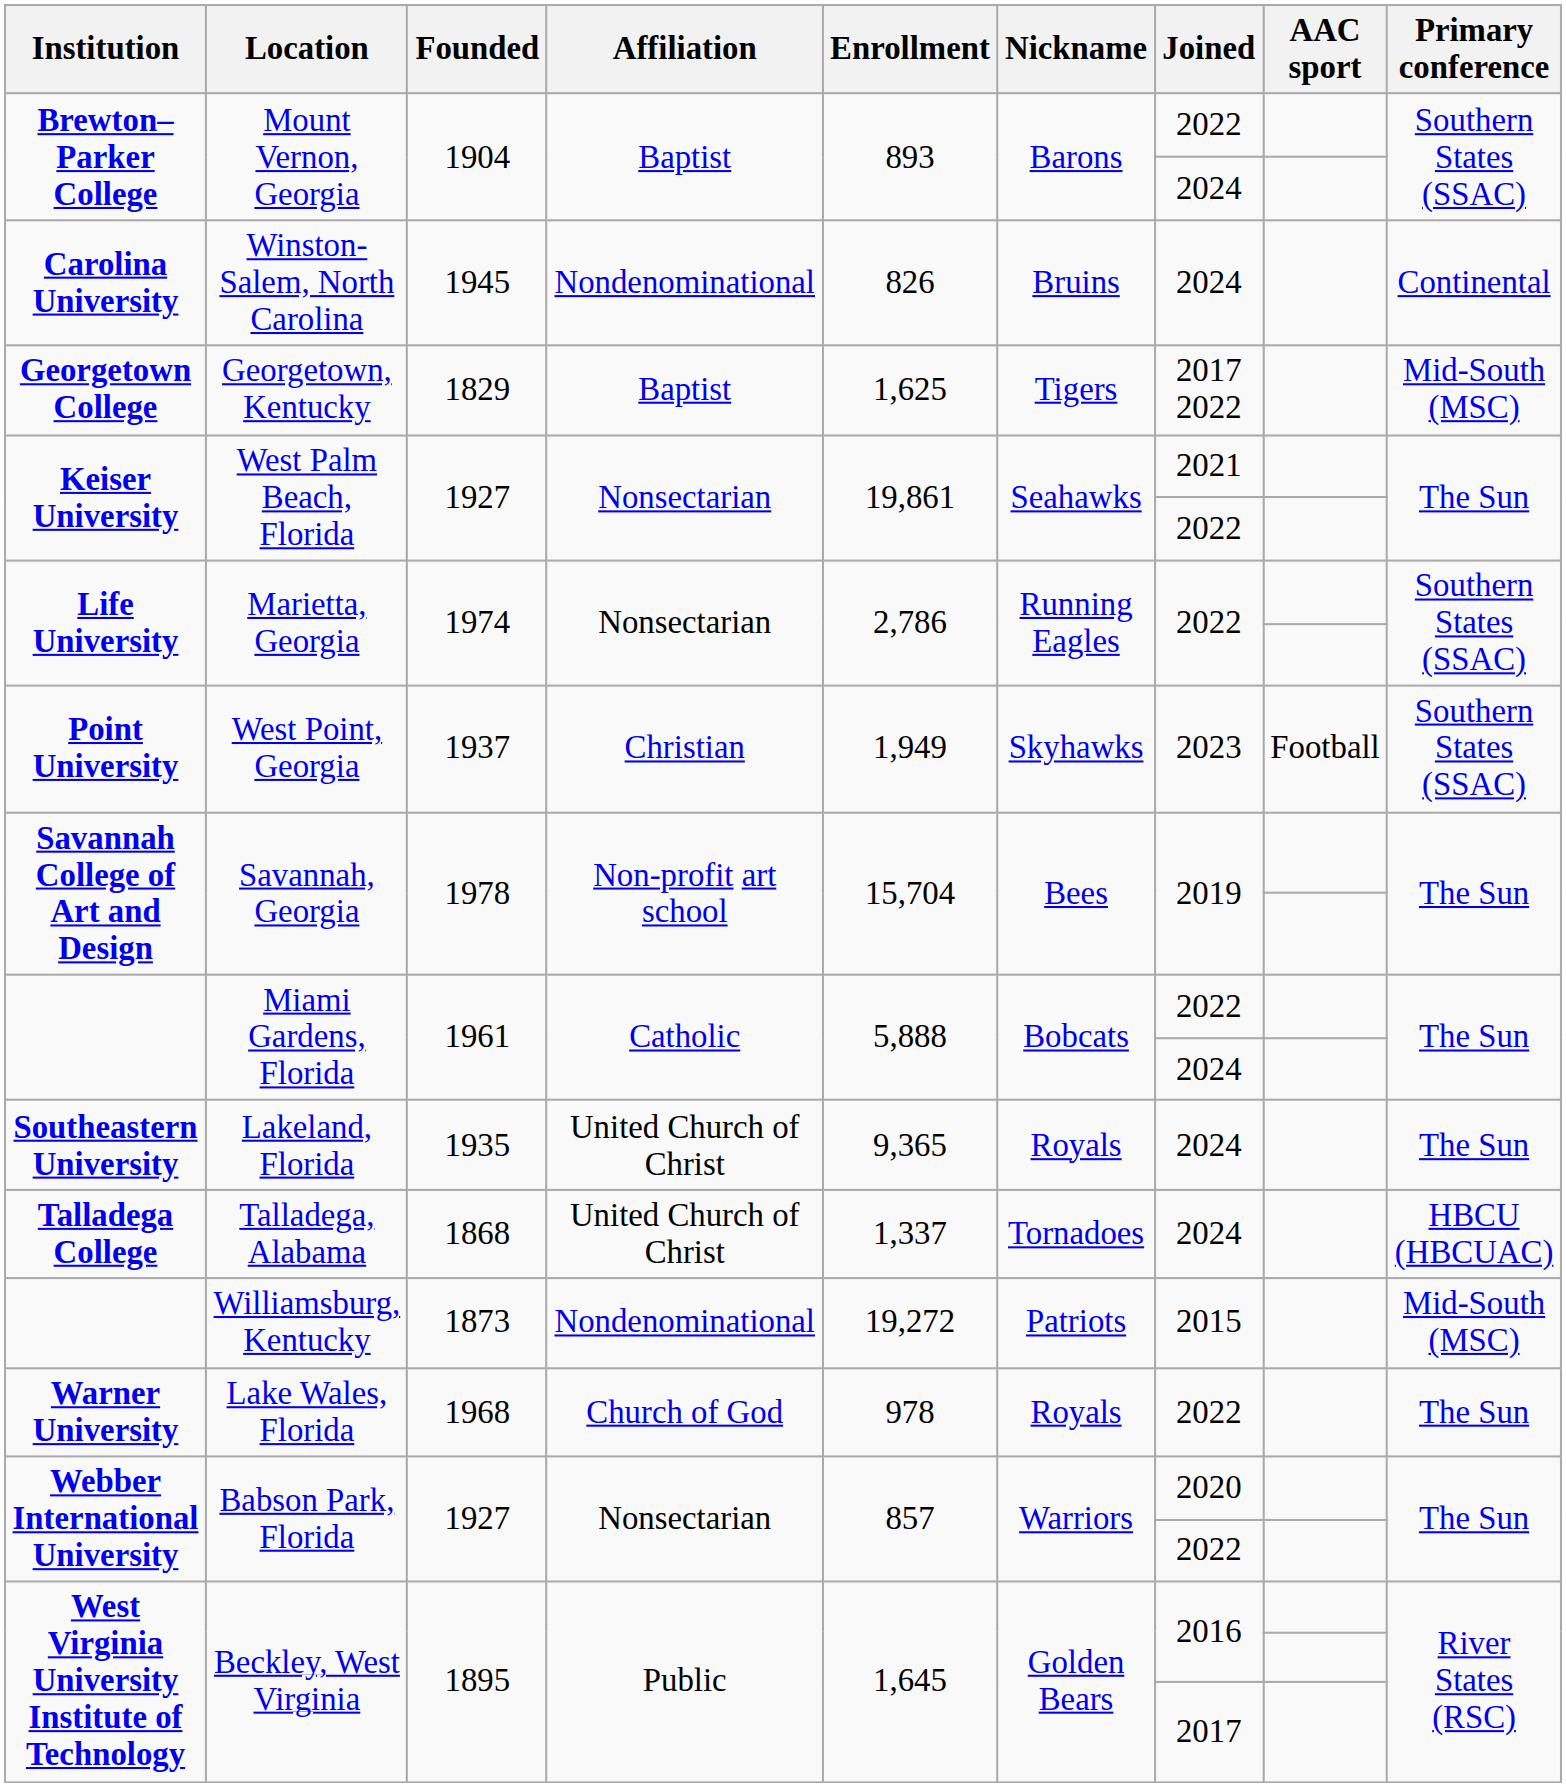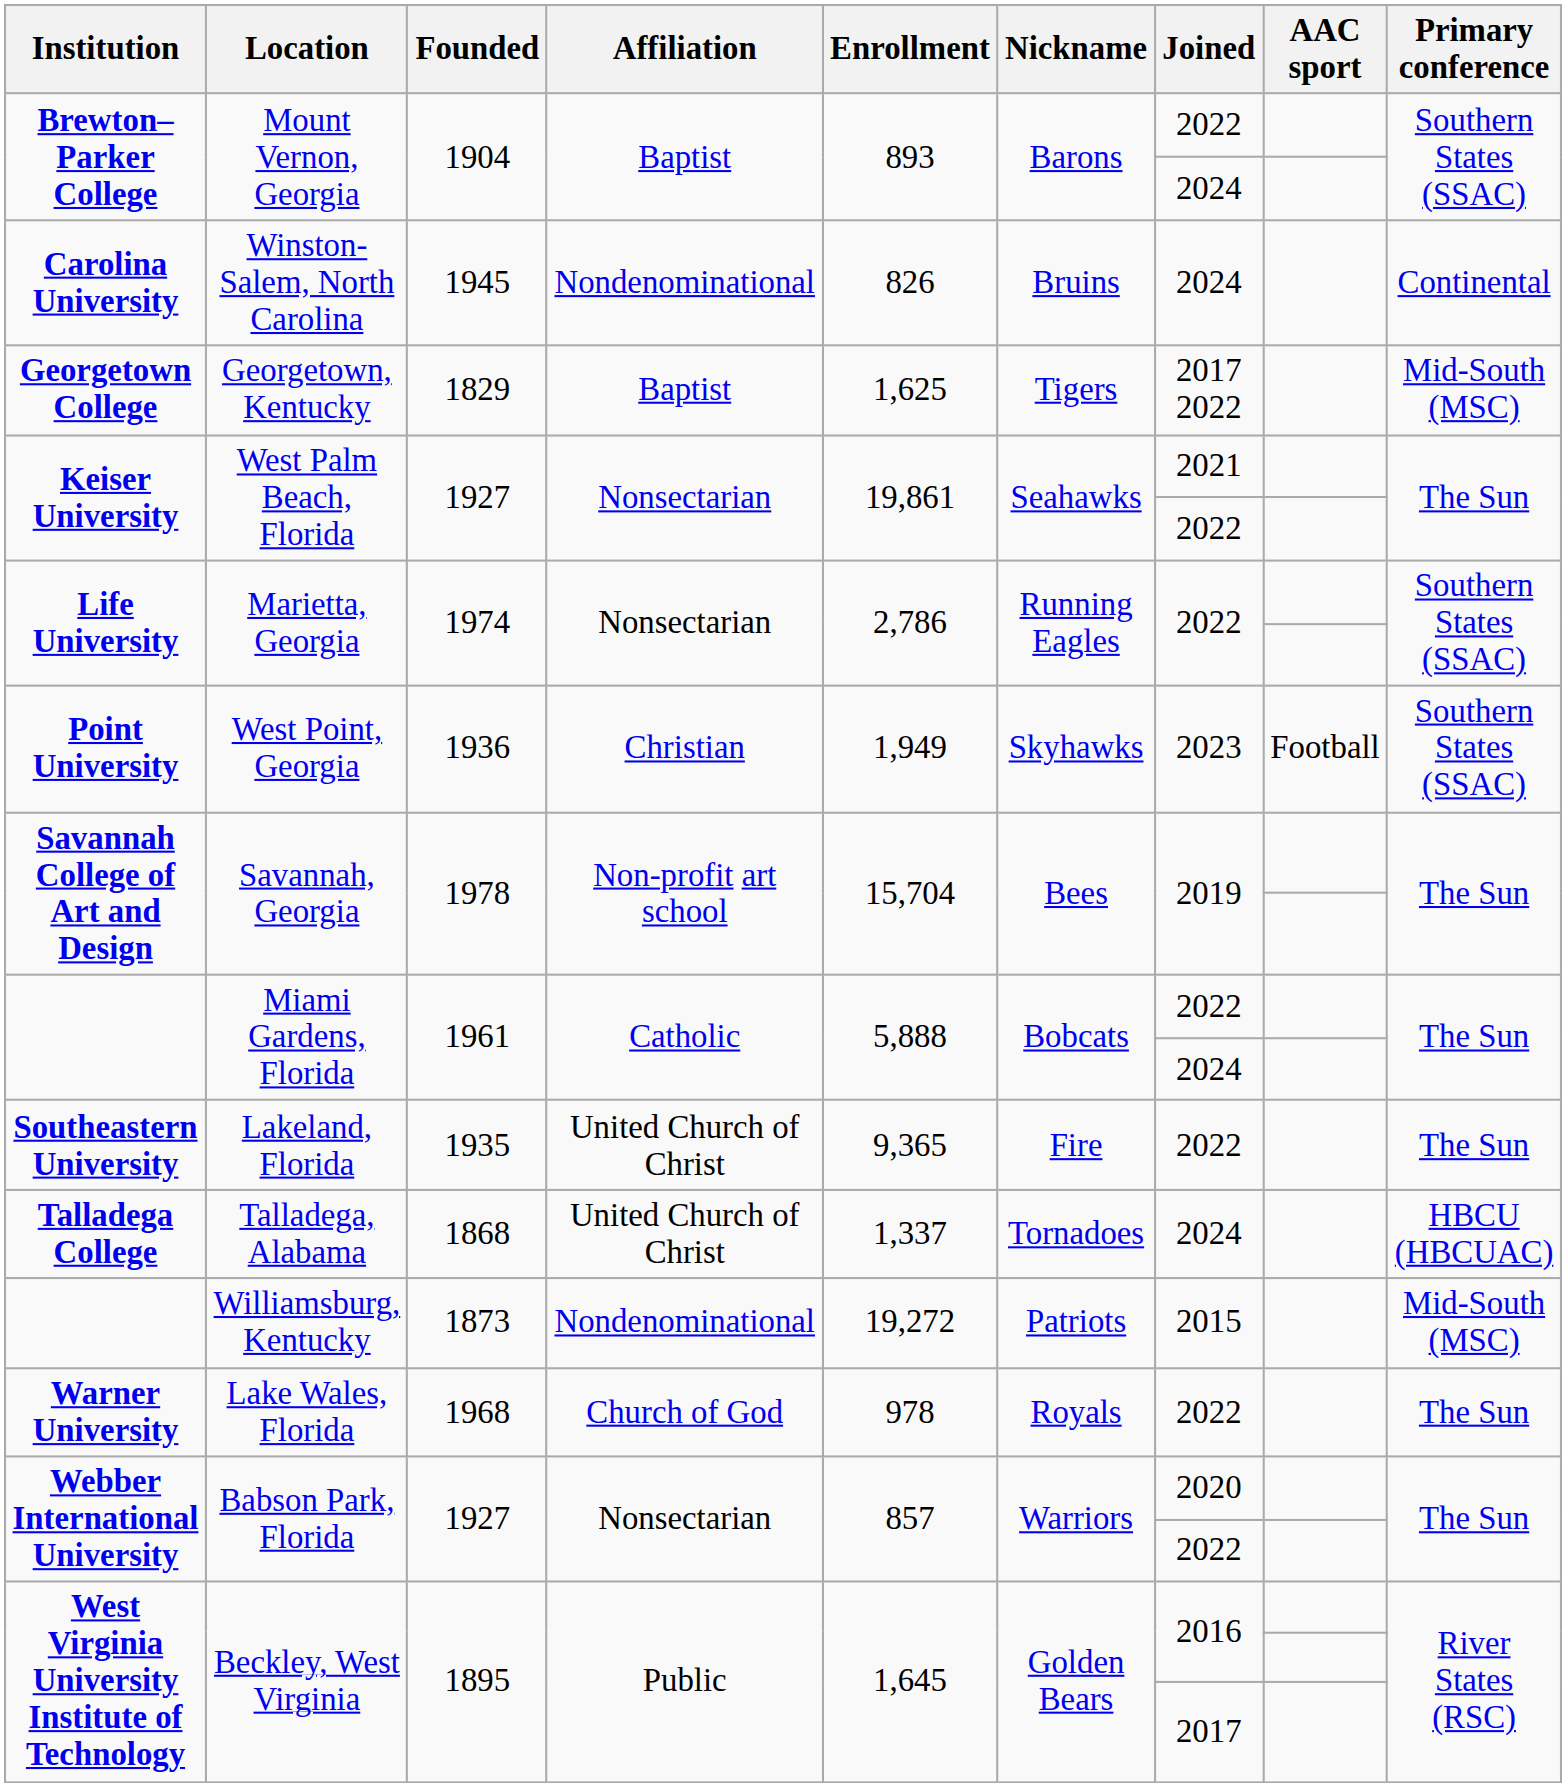(477, 748) 1937 -> (477, 748) 1936
(1076, 1144) Royals -> (1076, 1144) Fire
(1209, 1144) 2024 -> (1209, 1144) 2022
